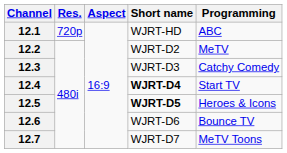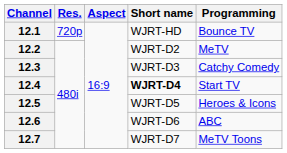(210, 31) ABC -> (226, 31) Bounce TV
(156, 103) bold -> (155, 103) normal
(226, 121) Bounce TV -> (210, 121) ABC
